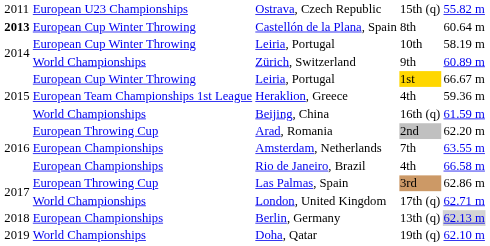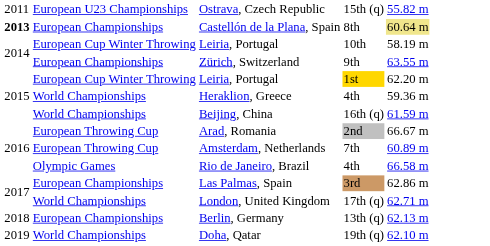(114, 26) European Cup Winter Throwing -> (98, 26) European Championships
(464, 26) no background -> (408, 26) khaki background
(89, 61) World Championships -> (98, 61) European Championships
(464, 61) 60.89 m -> (408, 61) 63.55 m
(464, 79) 66.67 m -> (408, 79) 62.20 m
(142, 96) European Team Championships 1st League -> (89, 96) World Championships
(464, 131) 62.20 m -> (408, 131) 66.67 m
(98, 148) European Championships -> (96, 148) European Throwing Cup
(464, 148) 63.55 m -> (408, 148) 60.89 m
(98, 166) European Championships -> (74, 166) Olympic Games
(96, 183) European Throwing Cup -> (98, 183) European Championships
(464, 218) lightgrey background -> (408, 218) no background
